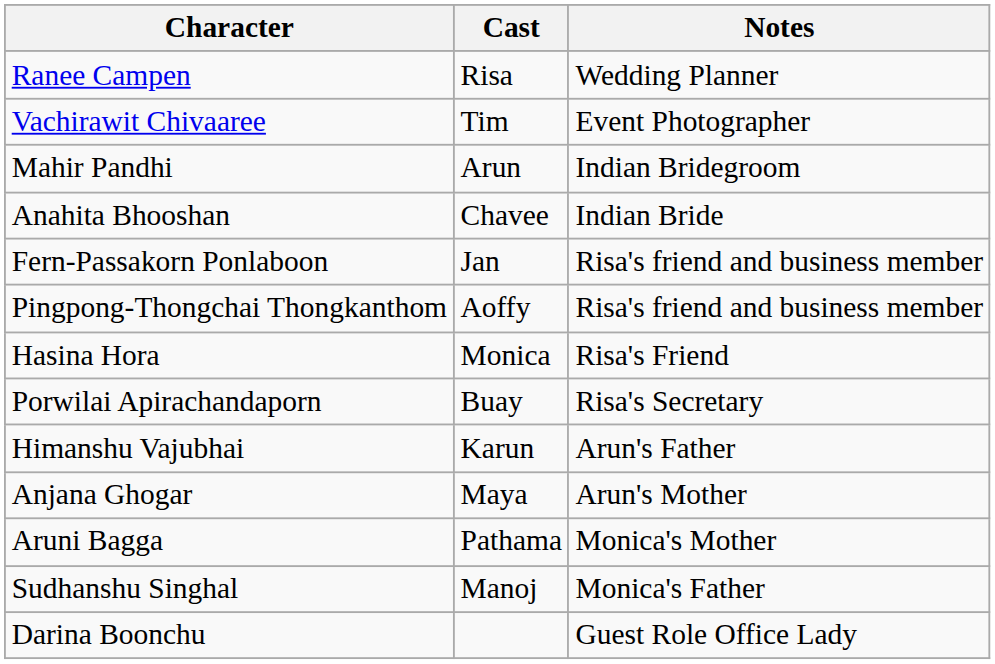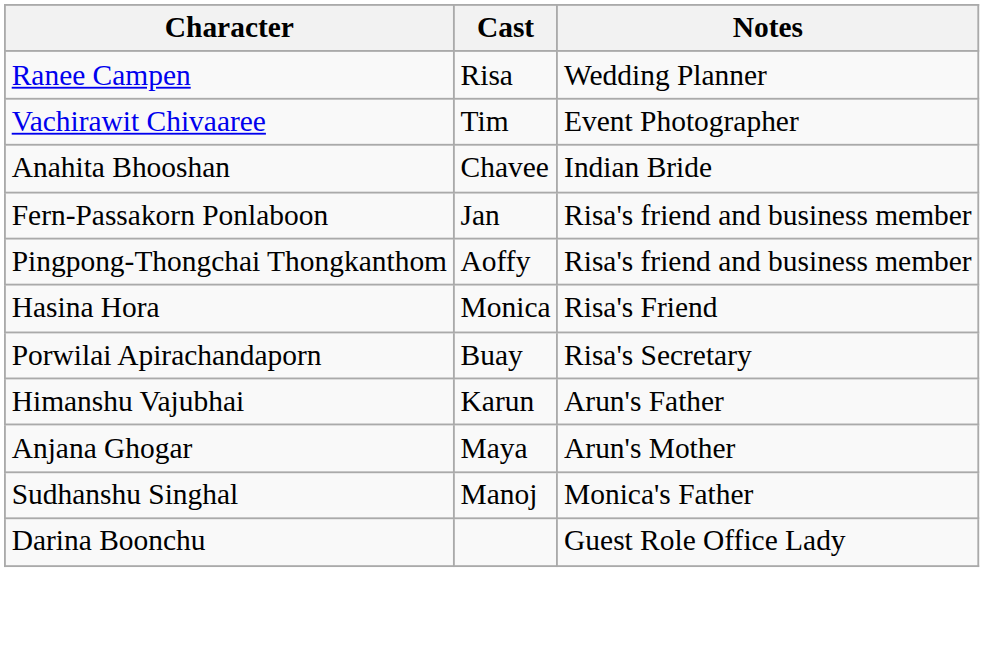- row: (92, 167)
- row: (87, 541)
